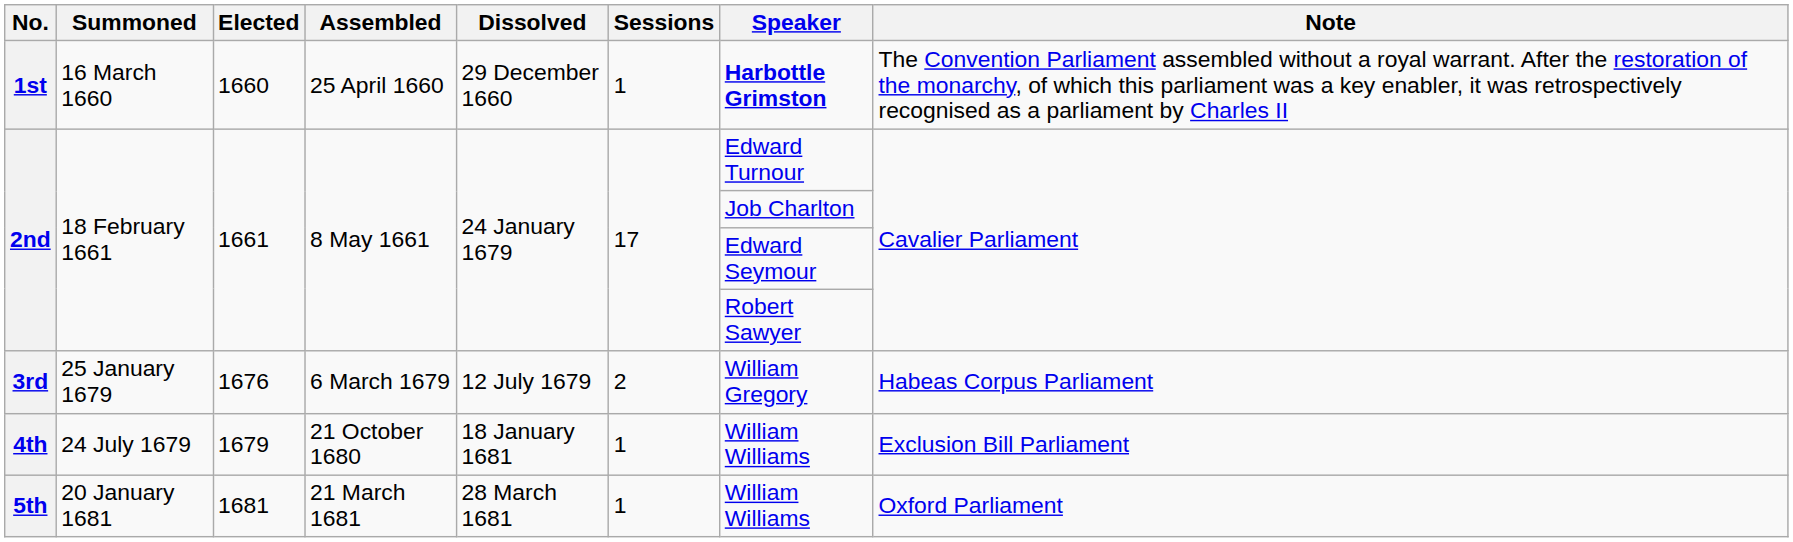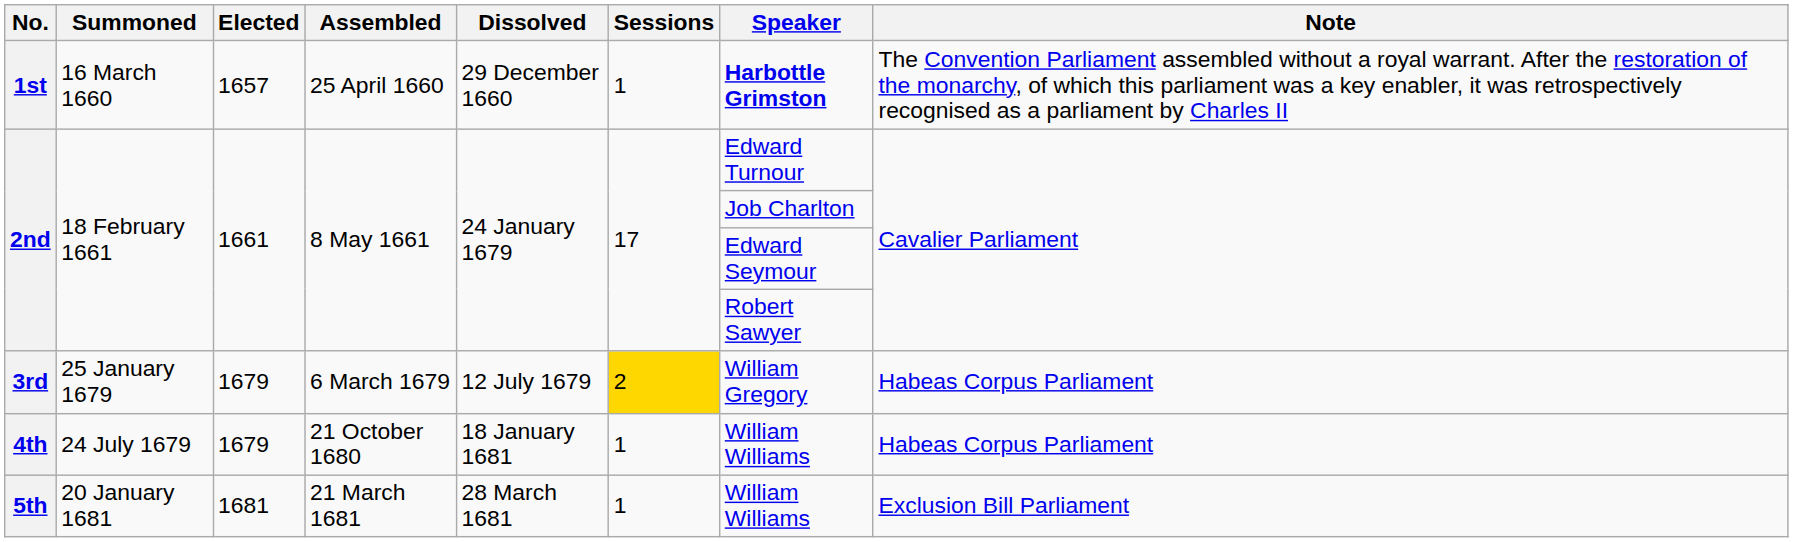(244, 84) 1660 -> (244, 84) 1657
(244, 381) 1676 -> (244, 381) 1679
(620, 381) no background -> (620, 381) gold background
(1004, 443) Exclusion Bill Parliament -> (1016, 443) Habeas Corpus Parliament
(971, 505) Oxford Parliament -> (1004, 505) Exclusion Bill Parliament
